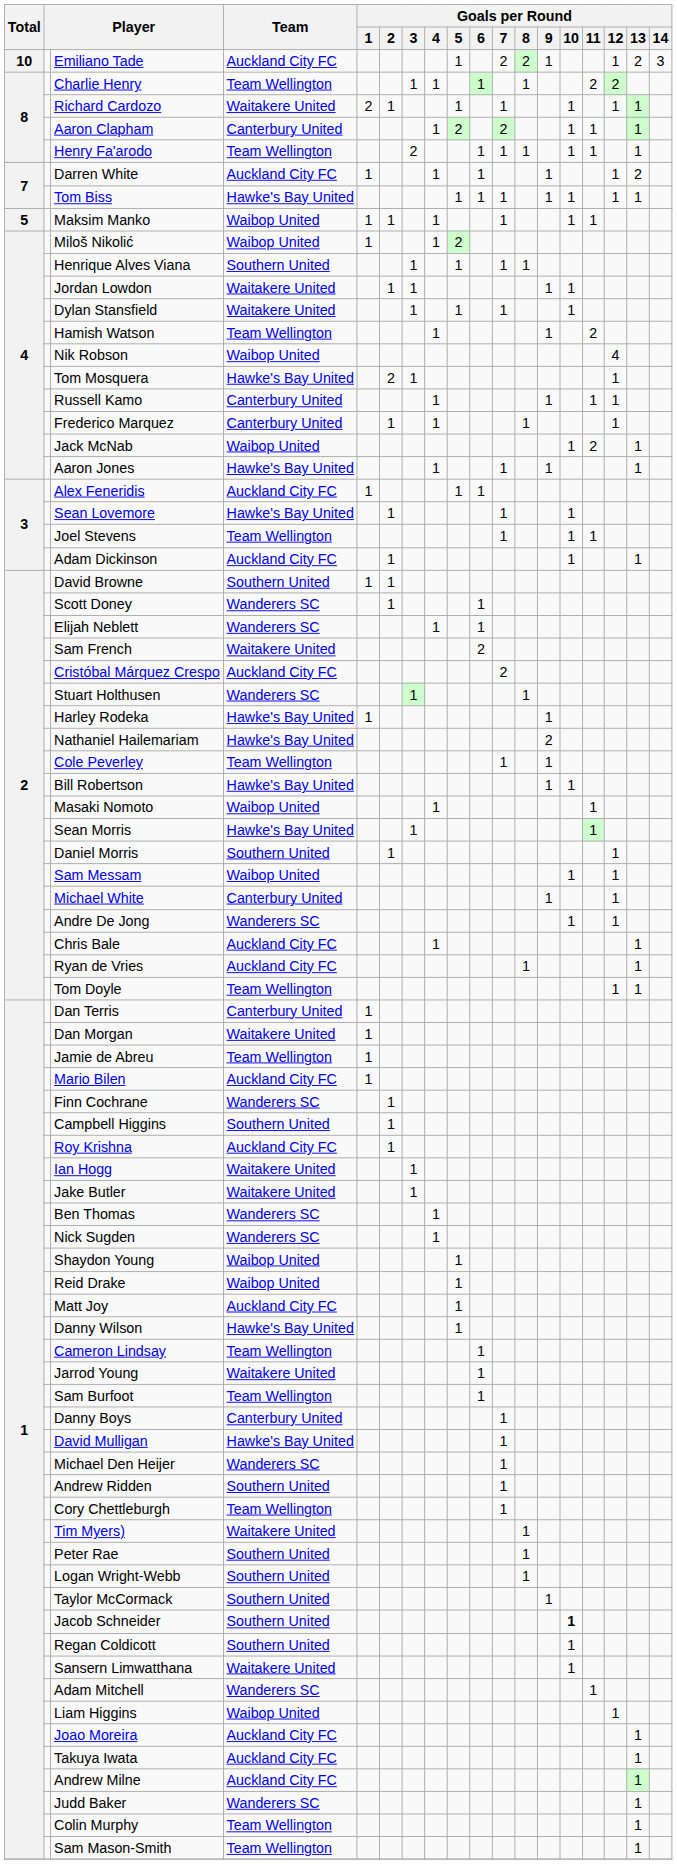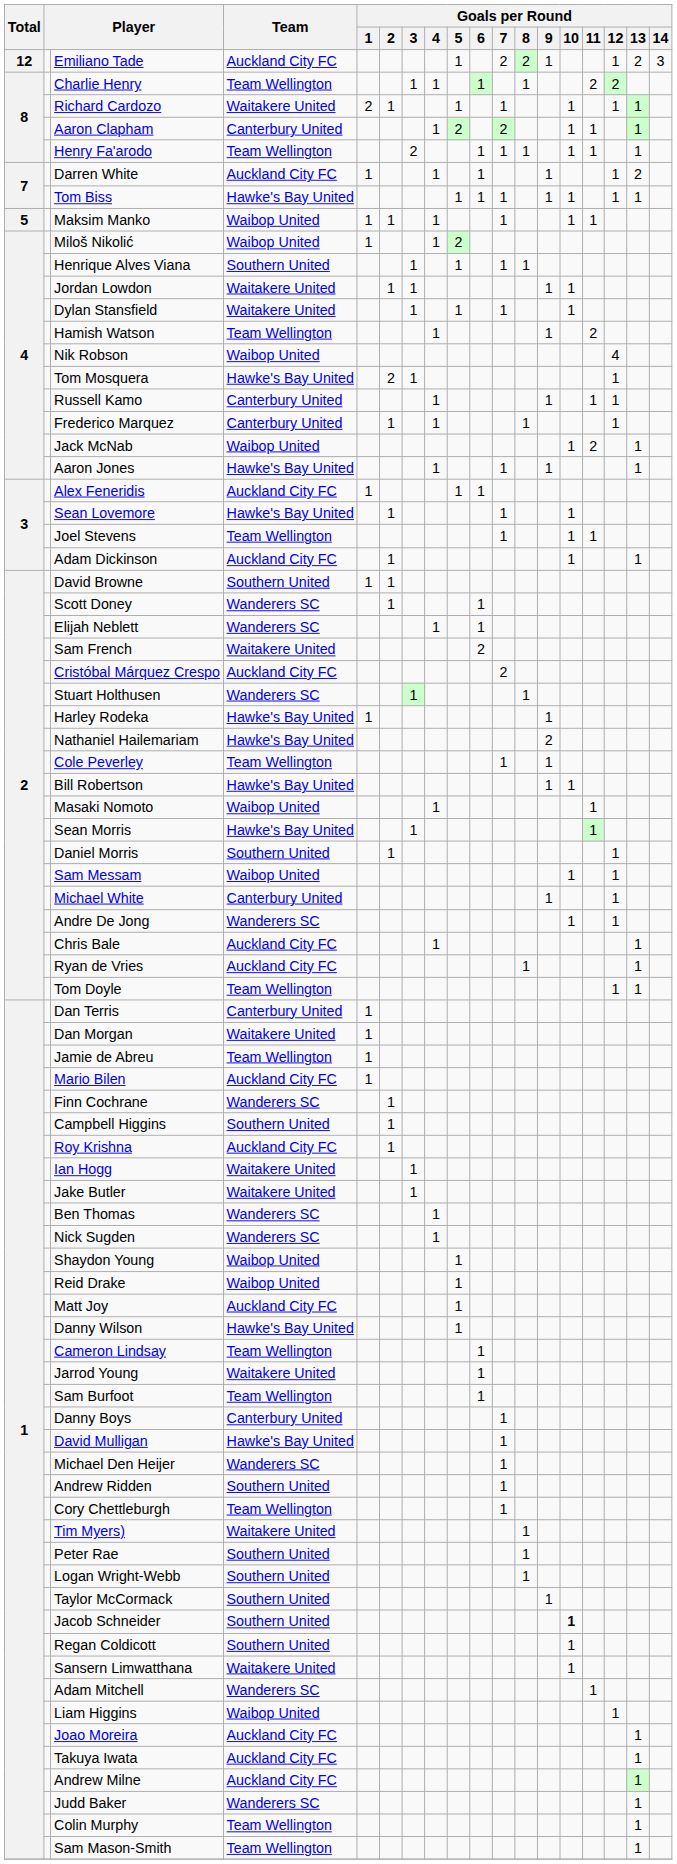(24, 61) 10 -> (24, 61) 12
